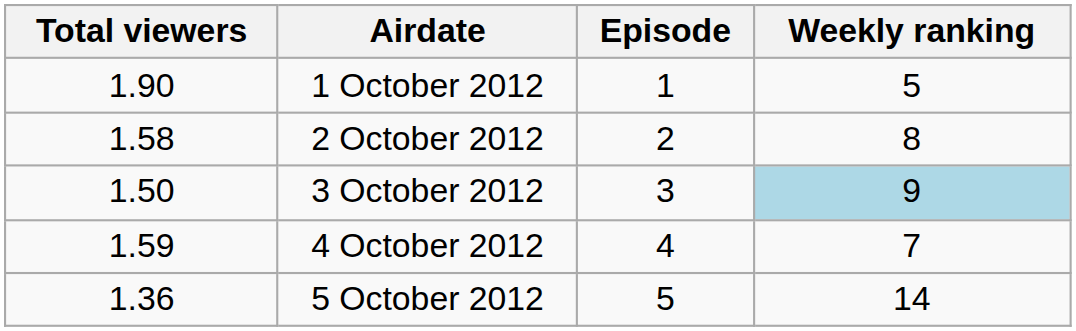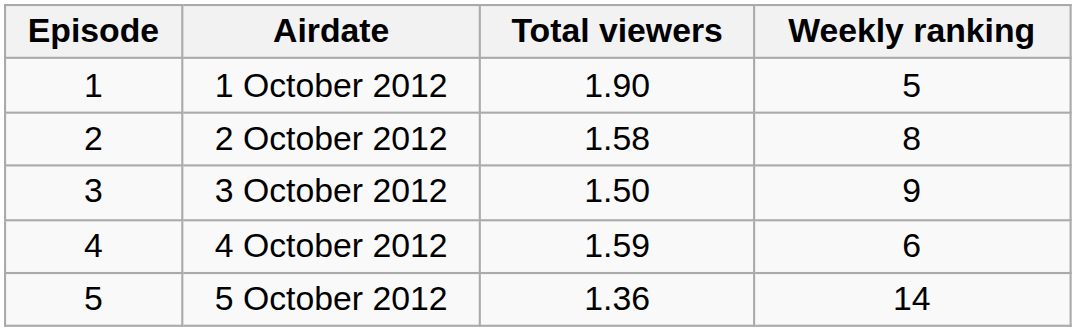columns swapped: (665, 31) <-> (142, 31)
(912, 191) lightblue background -> (912, 191) no background
(912, 245) 7 -> (912, 245) 6
